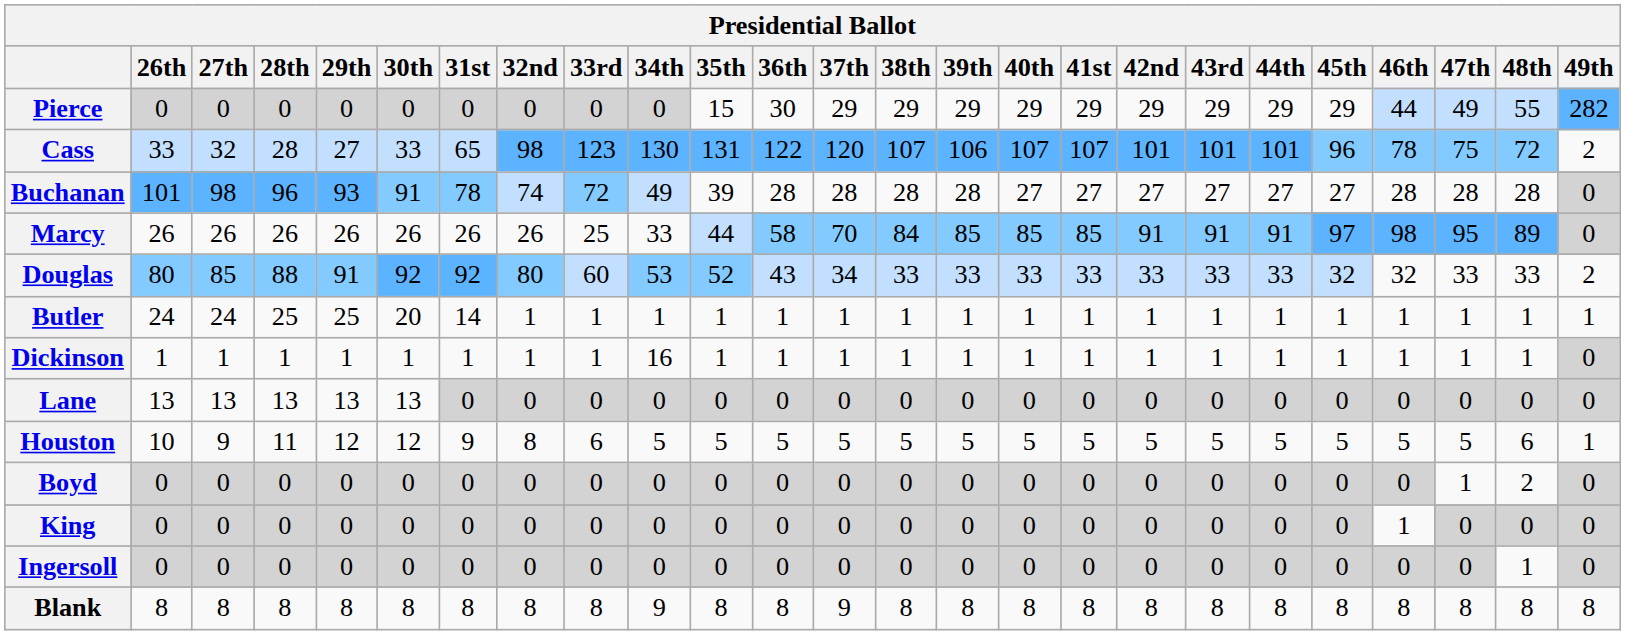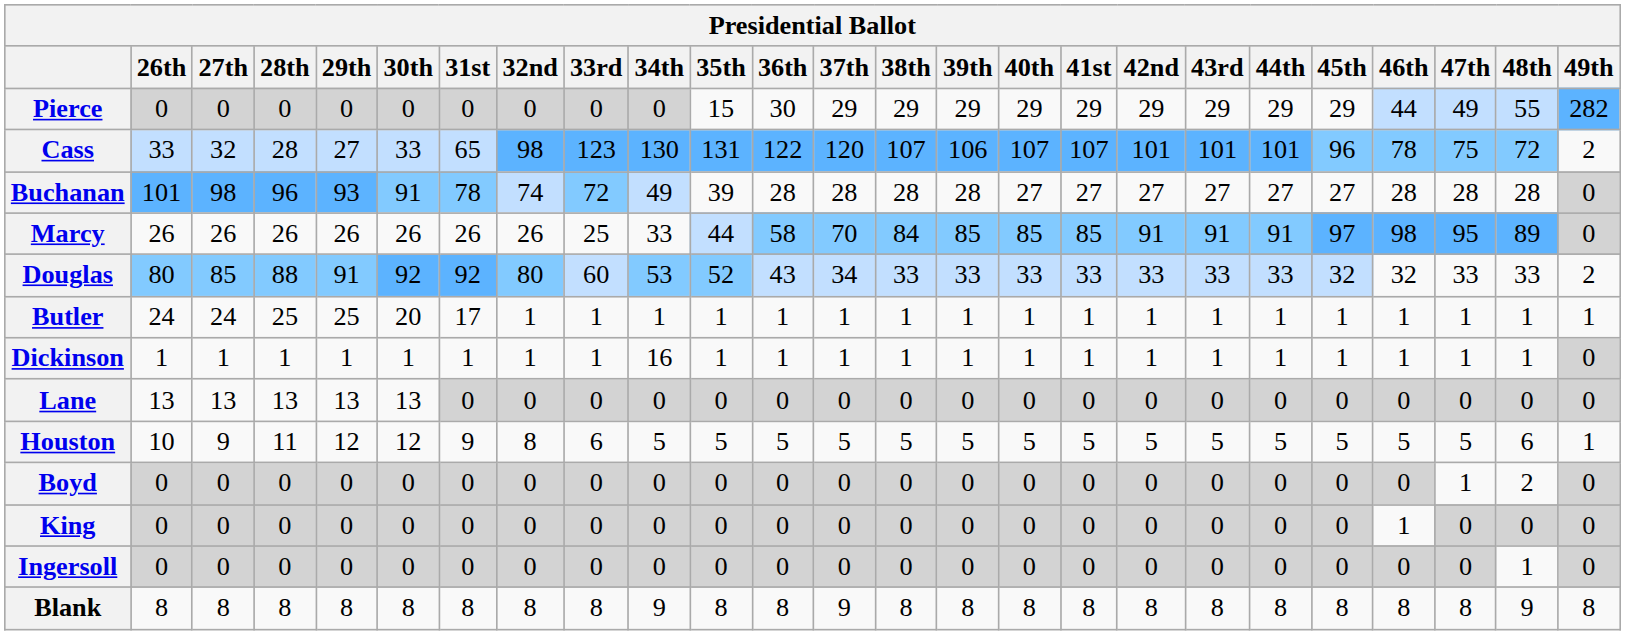(468, 316) 14 -> (468, 316) 17
(1527, 607) 8 -> (1527, 607) 9
